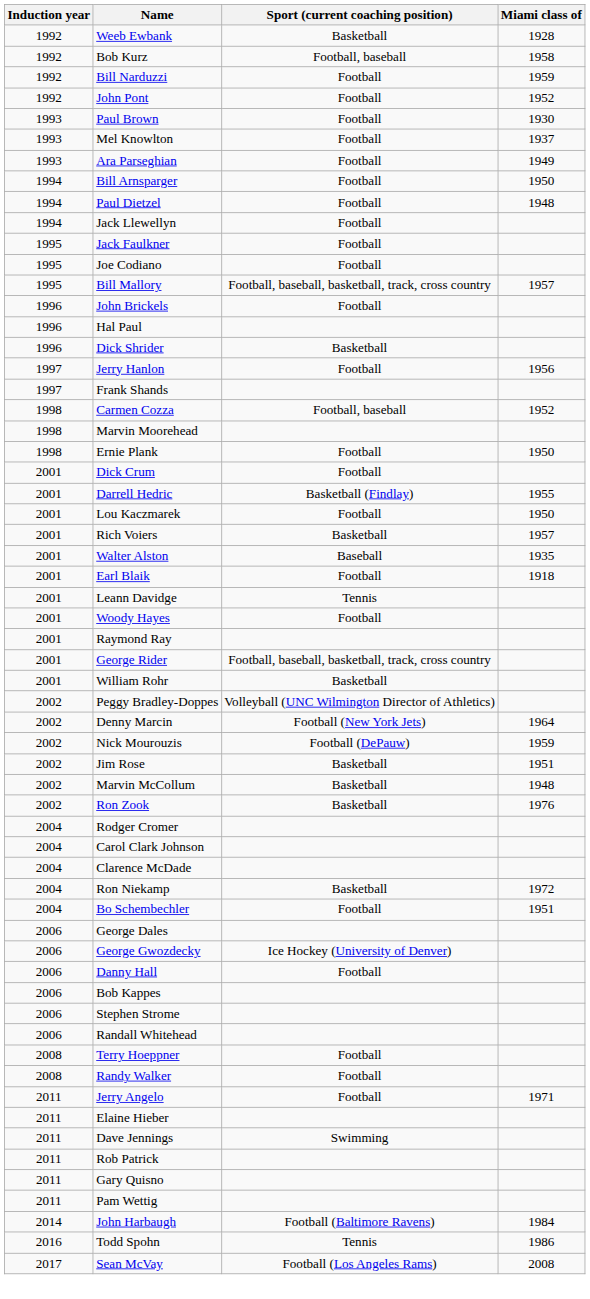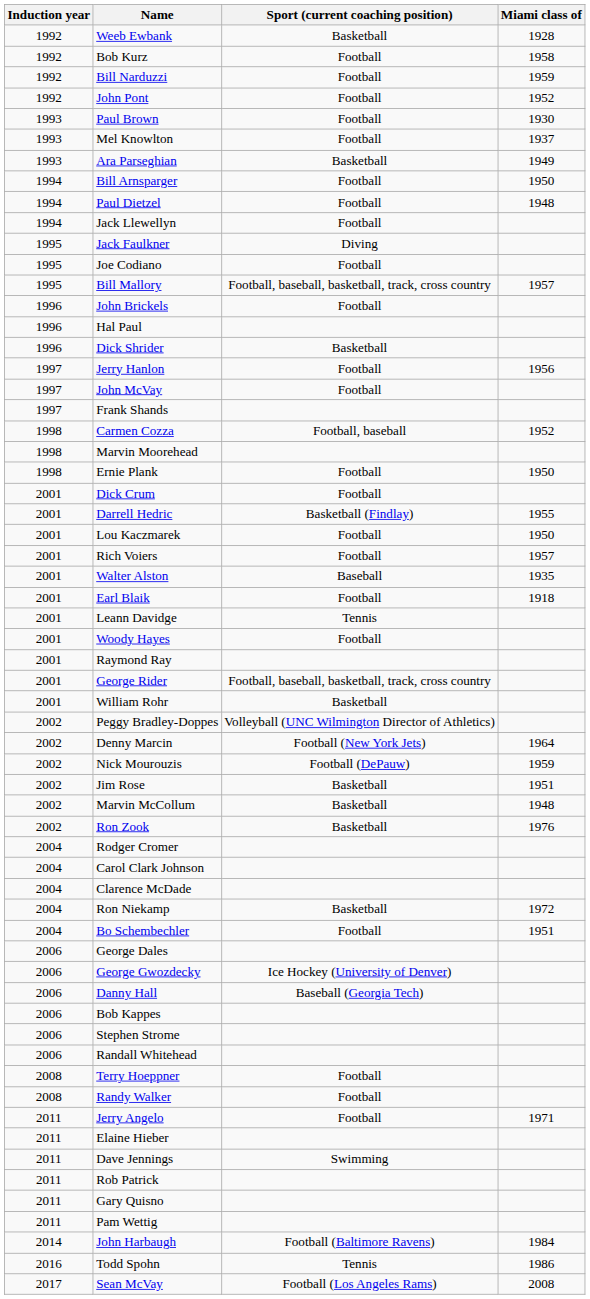(360, 56) Football, baseball -> (360, 56) Football
(360, 160) Football -> (360, 160) Basketball
(360, 243) Football -> (360, 243) Diving
+ row: (129, 389)
(360, 535) Basketball -> (360, 555) Football
(360, 972) Football -> (360, 992) Baseball (Georgia Tech)
